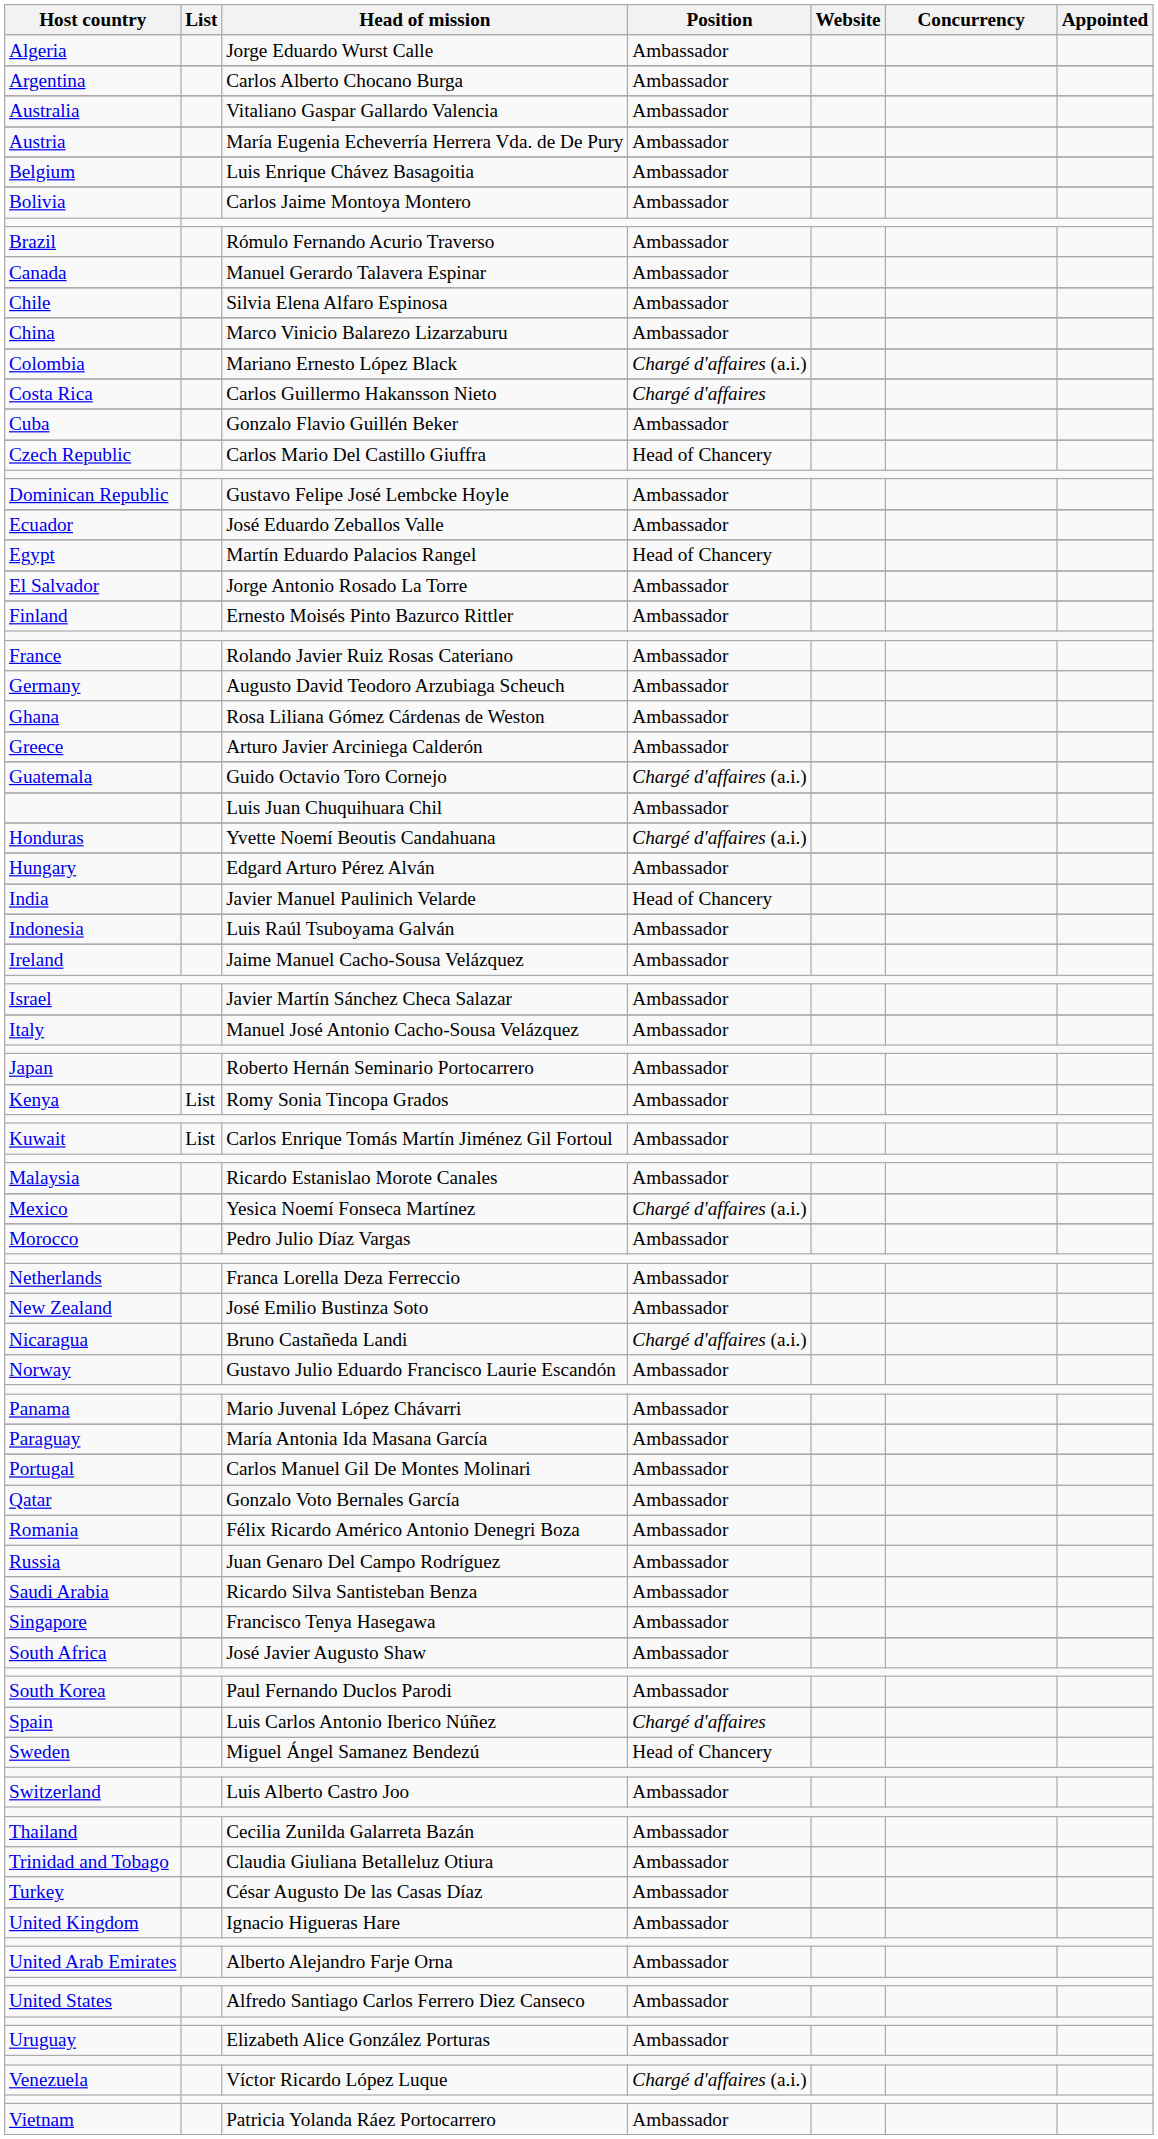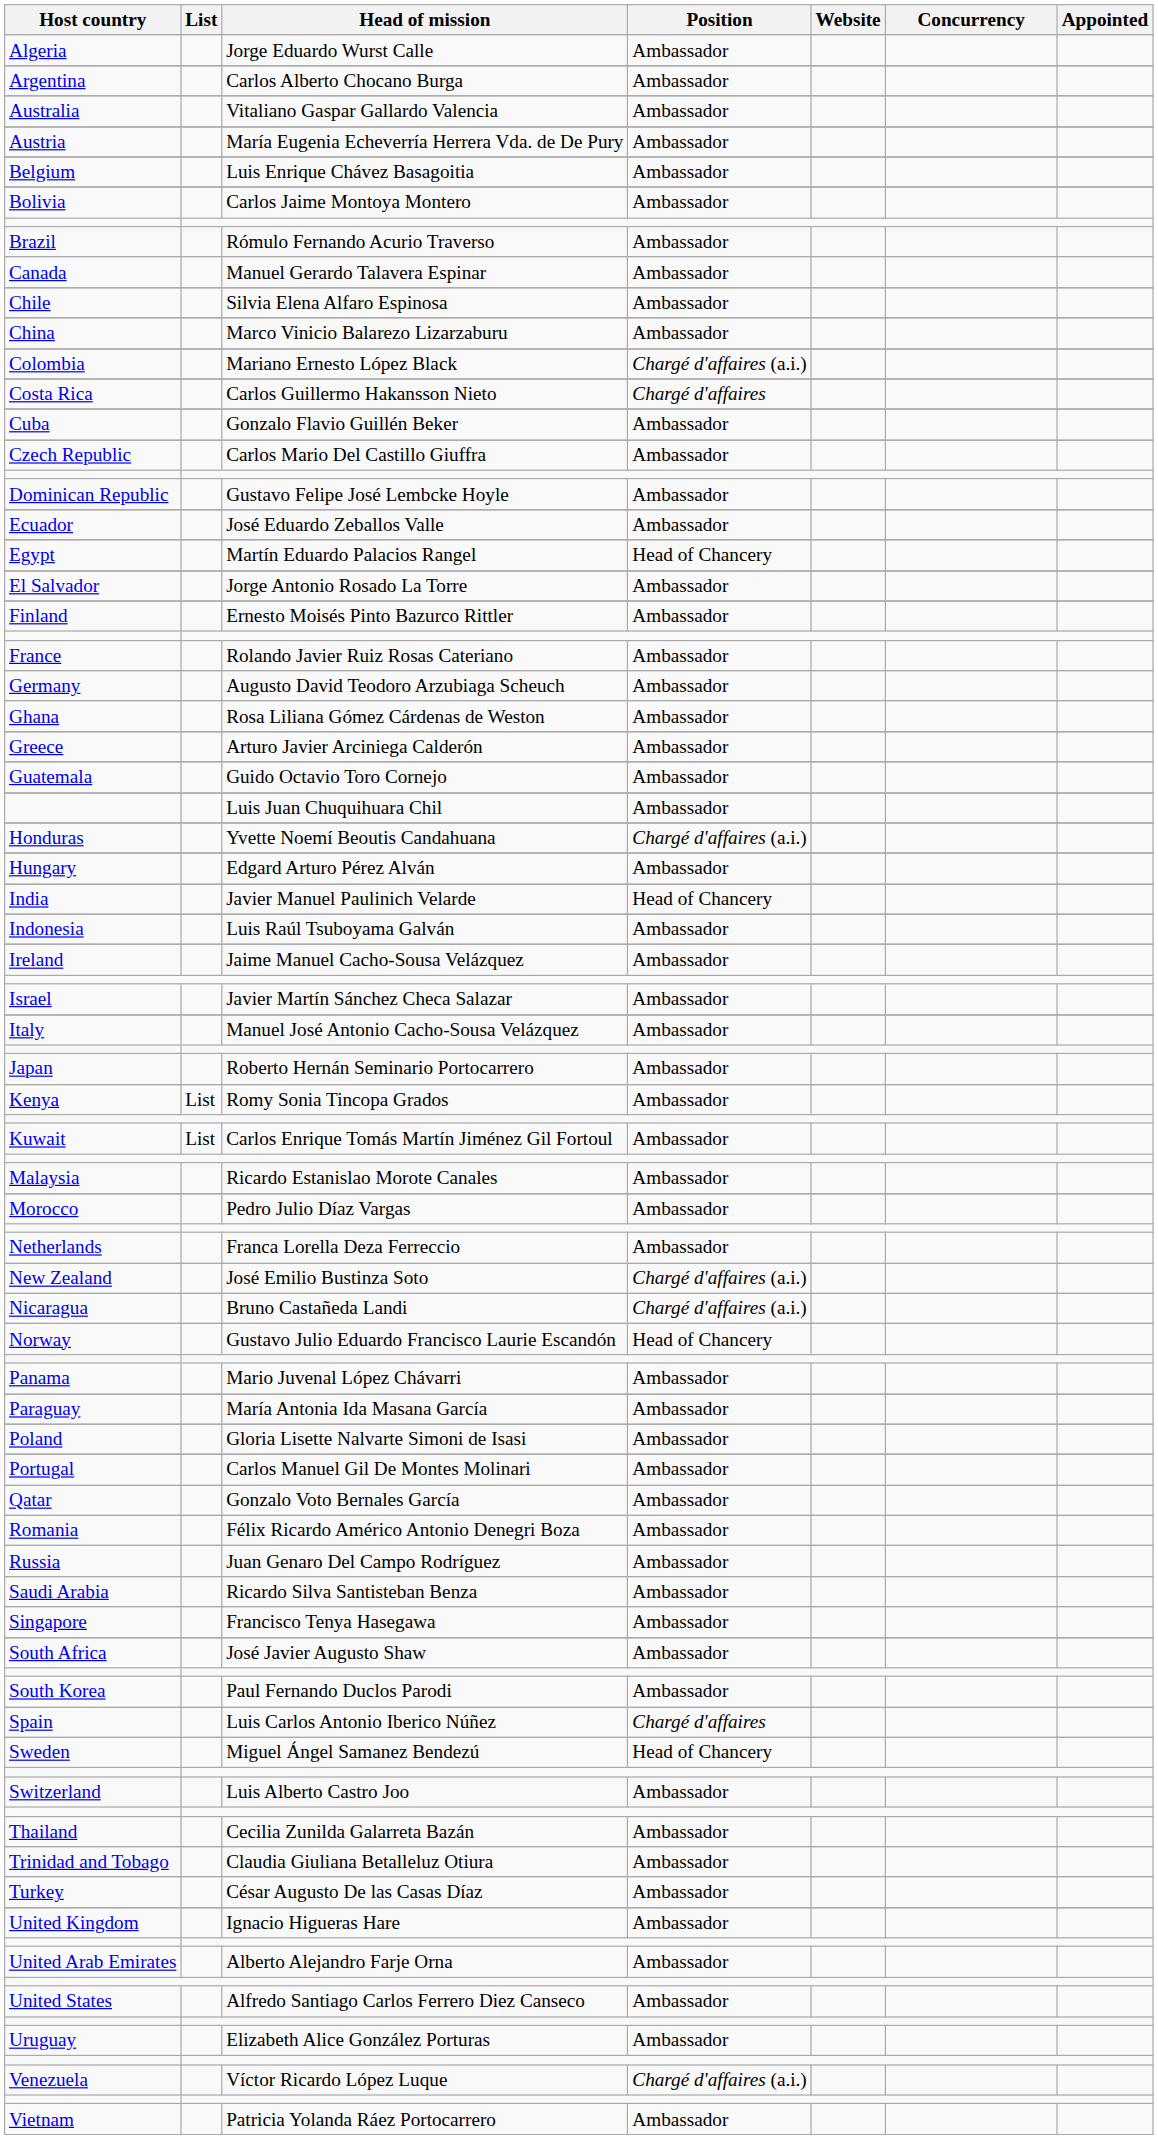(702, 454) Head of Chancery -> (680, 454) Ambassador
(720, 777) Chargé d'affaires (a.i.) -> (680, 777) Ambassador
- row: (38, 1208)
(680, 1308) Ambassador -> (720, 1278) Chargé d'affaires (a.i.)
(680, 1369) Ambassador -> (702, 1338) Head of Chancery
+ row: (36, 1439)
